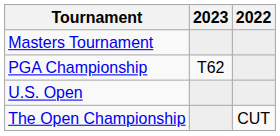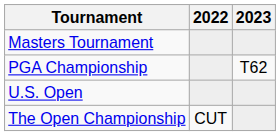columns swapped: (254, 17) <-> (211, 17)
